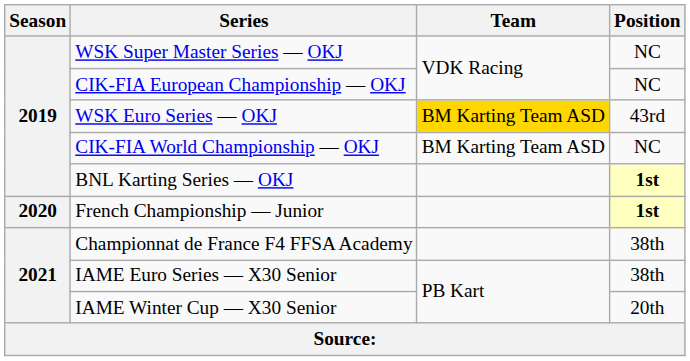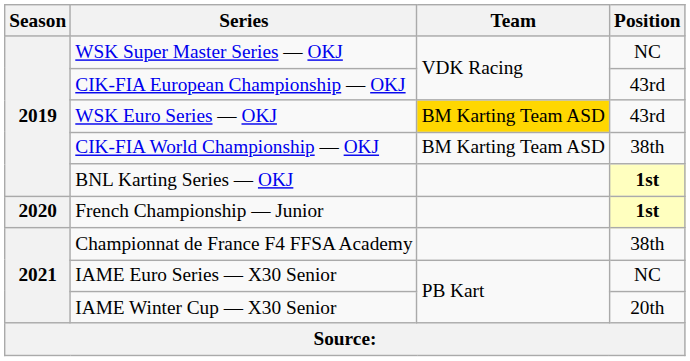(647, 83) NC -> (647, 83) 43rd
(647, 147) NC -> (647, 147) 38th
(647, 274) 38th -> (647, 274) NC
